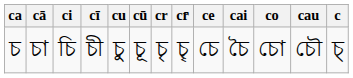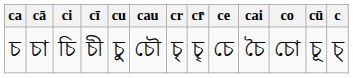columns swapped: (140, 15) <-> (308, 15)
